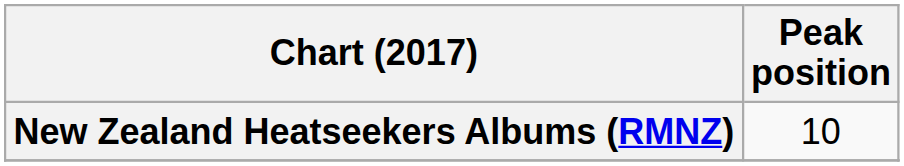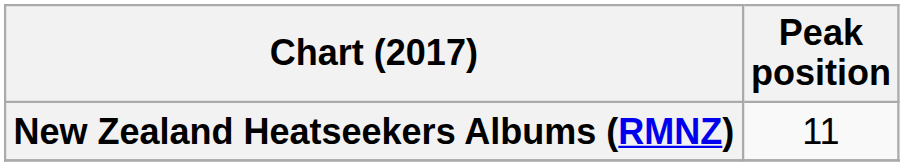(821, 130) 10 -> (821, 130) 11
